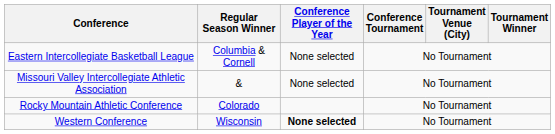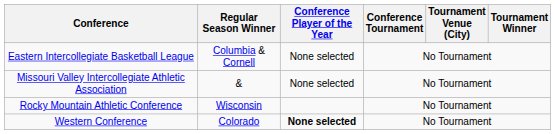(239, 105) Colorado -> (239, 105) Wisconsin
(239, 121) Wisconsin -> (239, 121) Colorado
